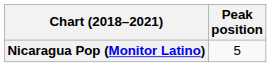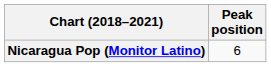(237, 51) 5 -> (237, 51) 6
